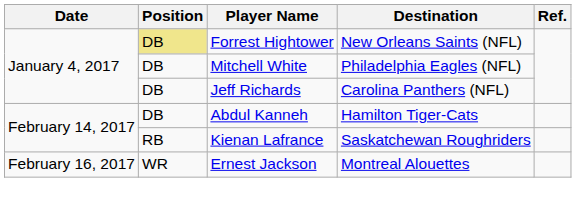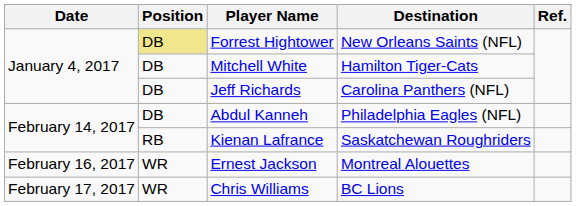(431, 66) Philadelphia Eagles (NFL) -> (409, 66) Hamilton Tiger-Cats
(409, 115) Hamilton Tiger-Cats -> (431, 115) Philadelphia Eagles (NFL)
+ row: (260, 189)
